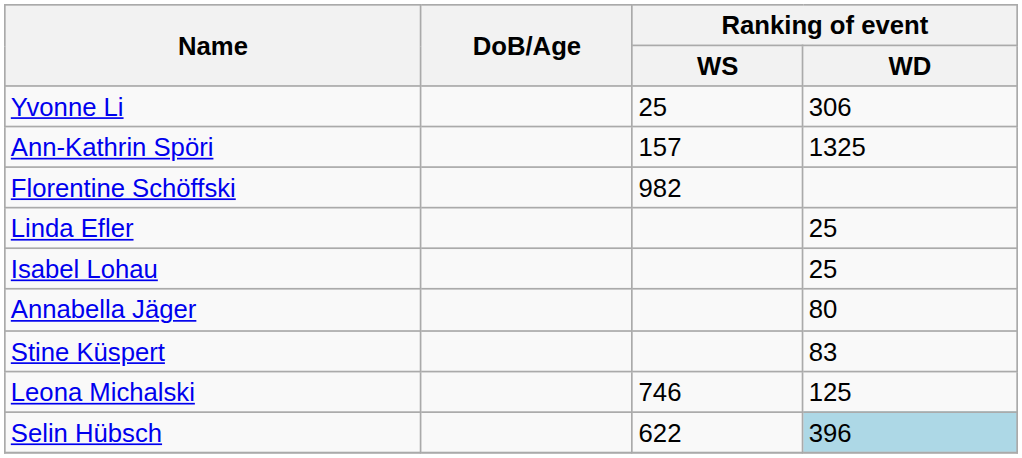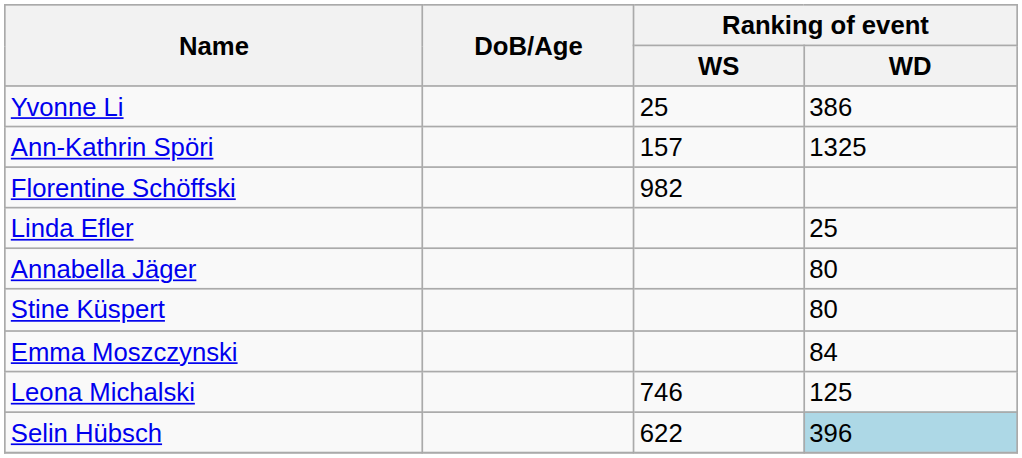(830, 107) 306 -> (831, 107) 386
- row: (84, 269)
(823, 351) 83 -> (824, 310) 80
+ row: (124, 351)
